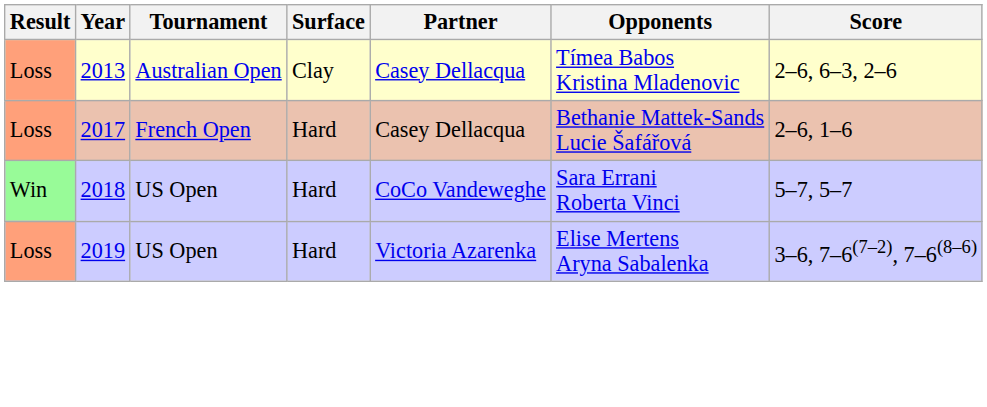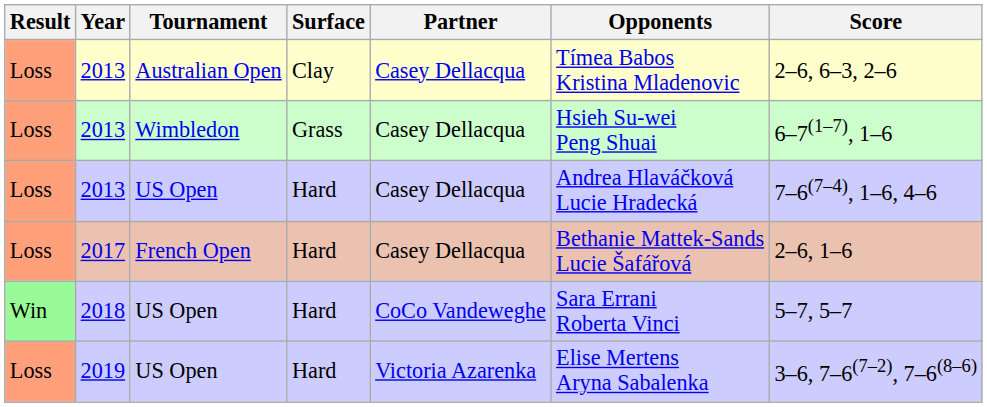+ row: (103, 130)
+ row: (103, 190)
